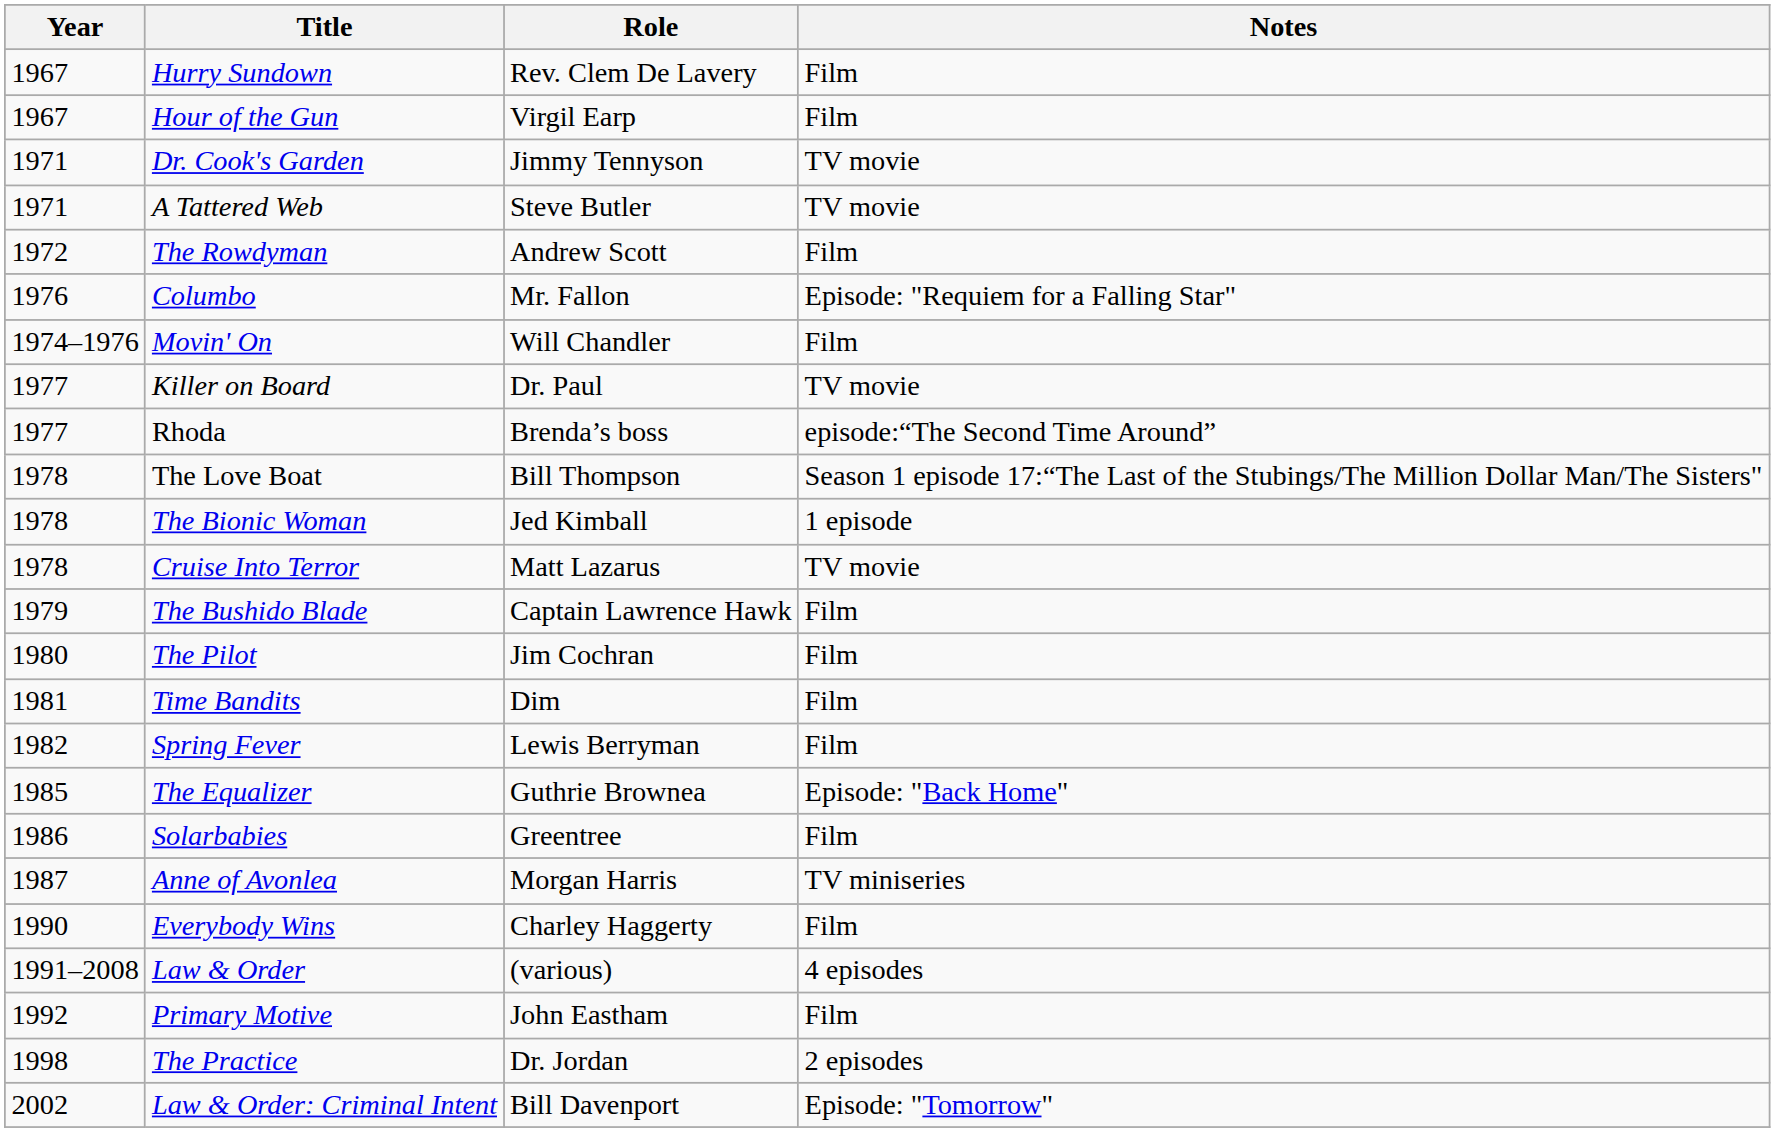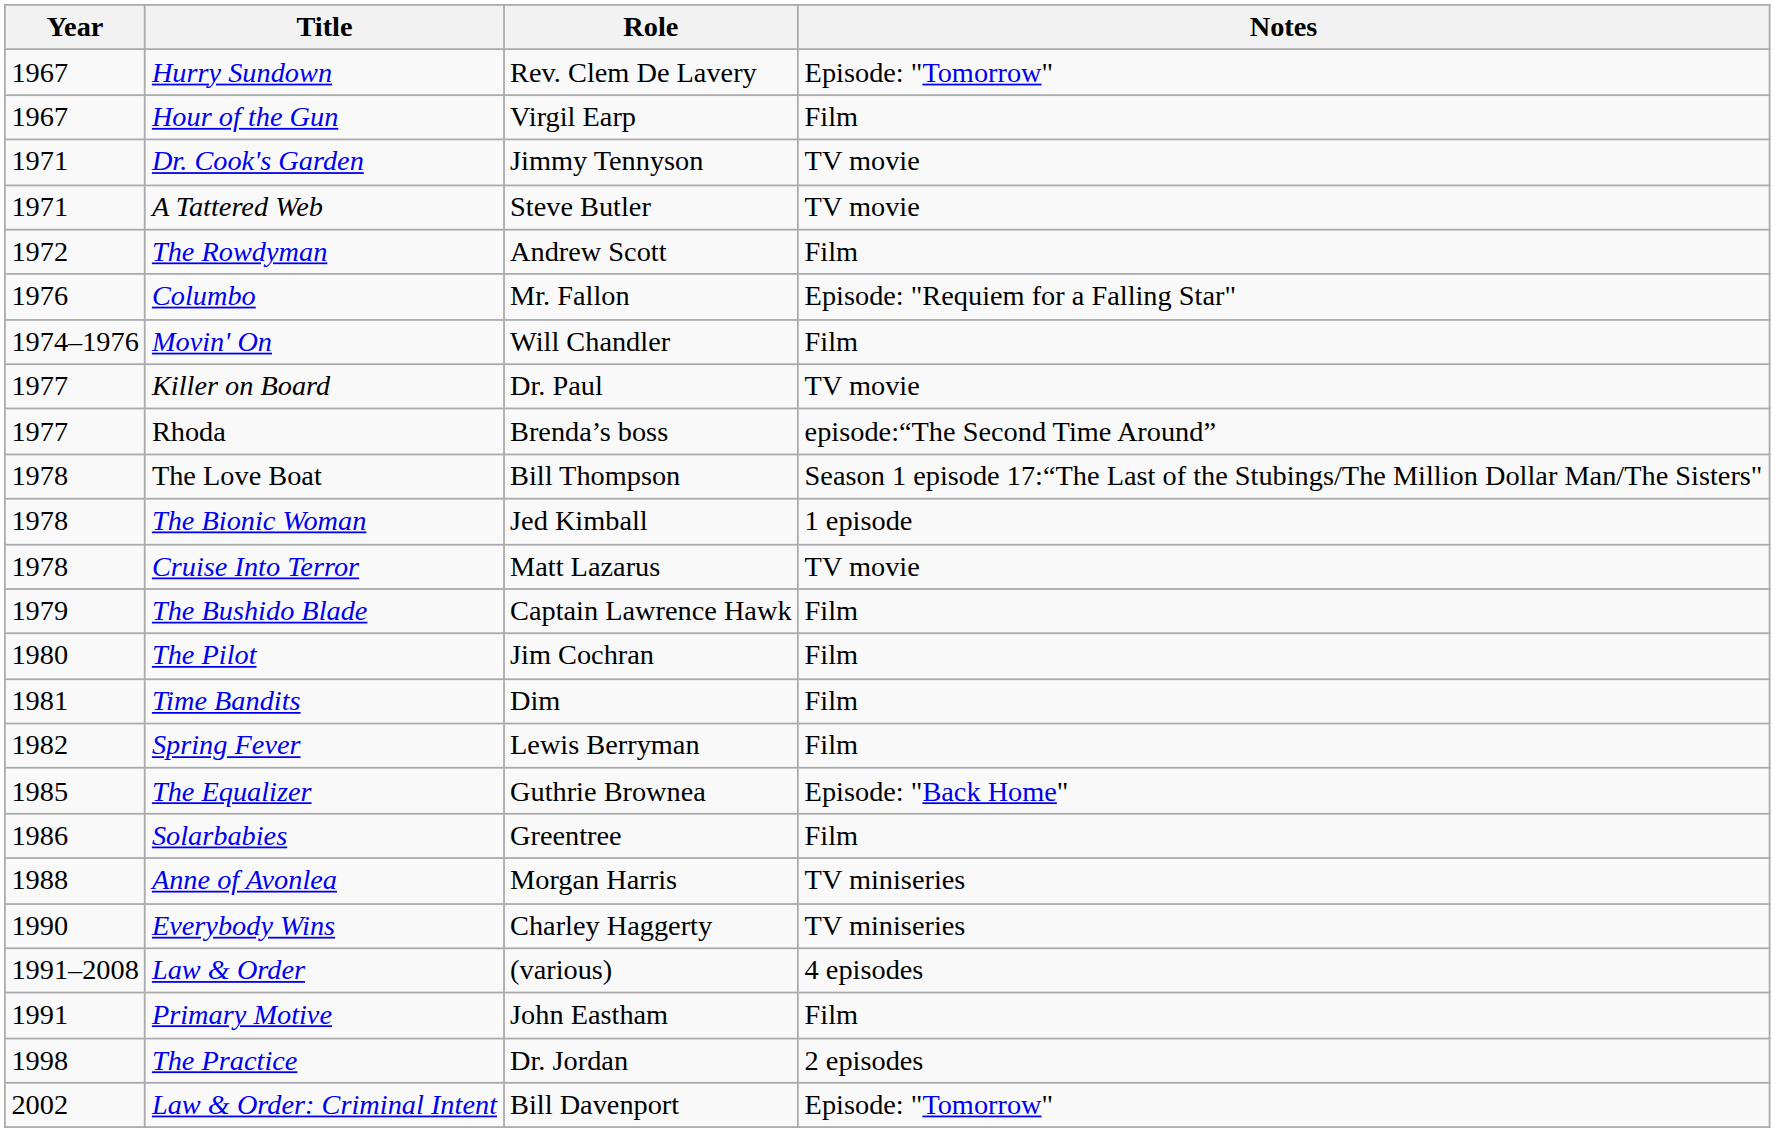(831, 71) Film -> (929, 71) Episode: "Tomorrow"
(40, 880) 1987 -> (40, 880) 1988
(831, 925) Film -> (885, 925) TV miniseries
(40, 1015) 1992 -> (40, 1015) 1991
